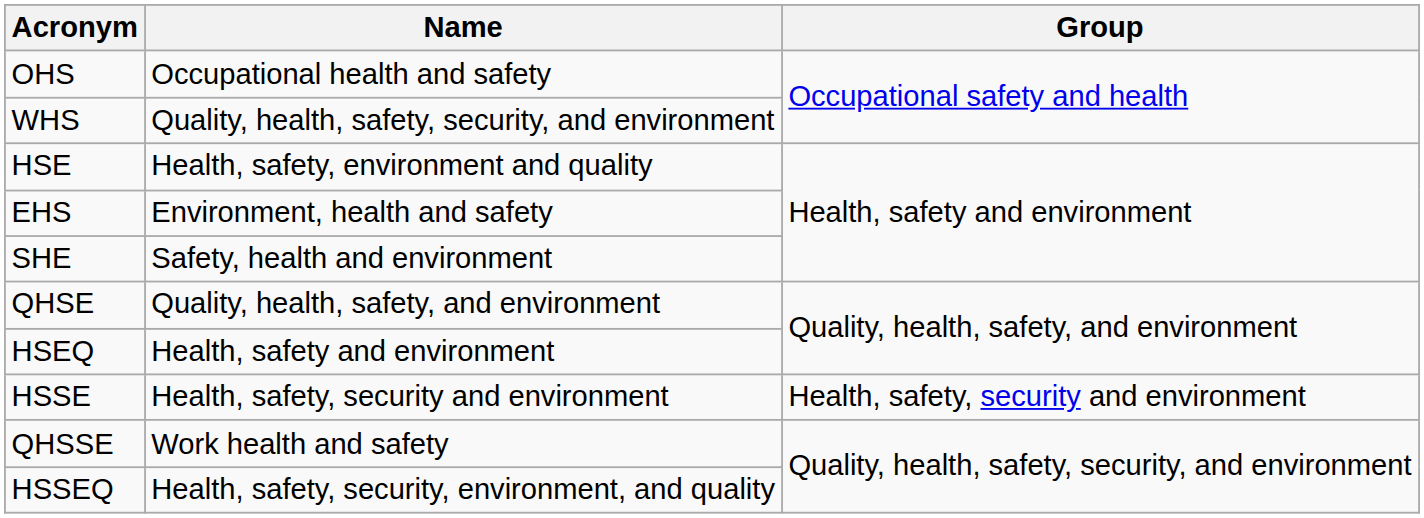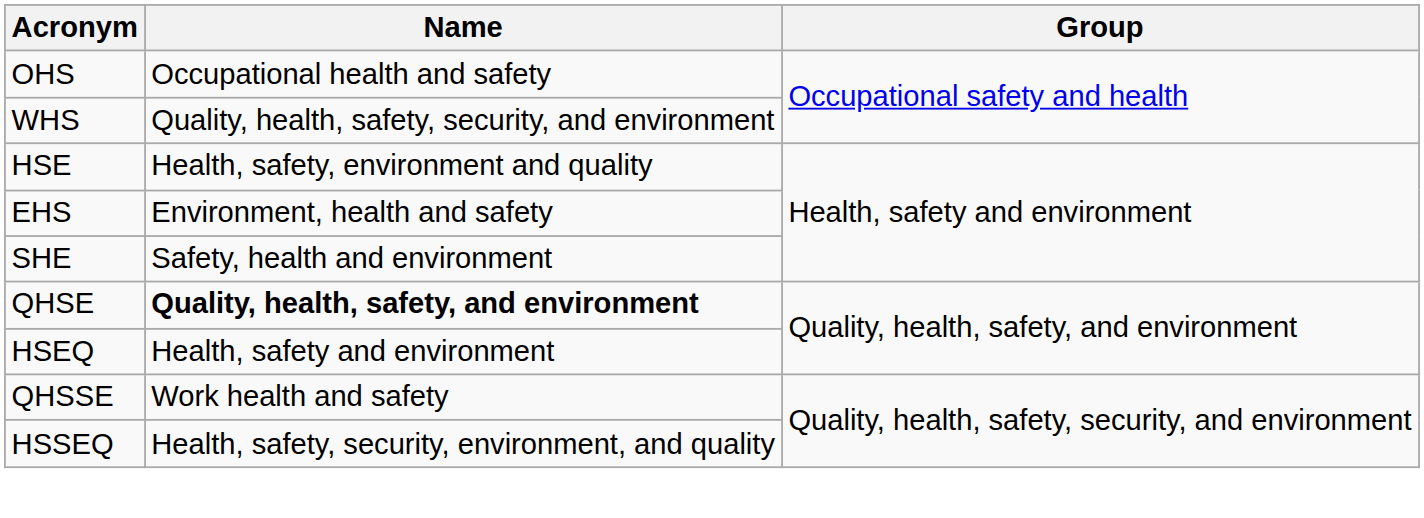(406, 304) normal -> (425, 304) bold
- row: (51, 397)
